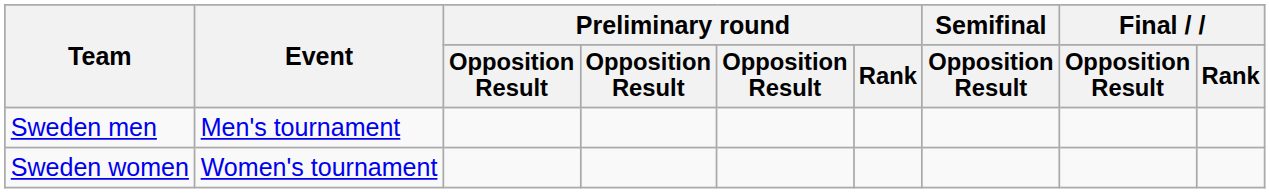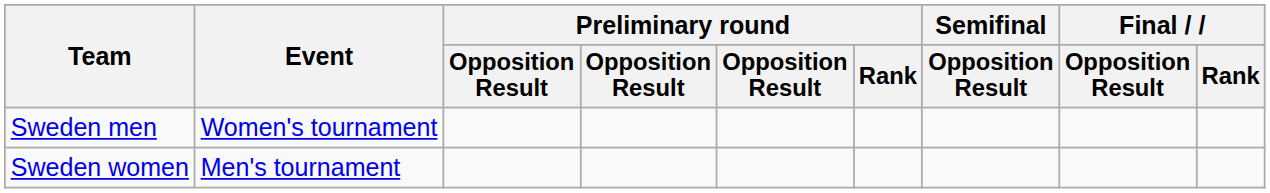(300, 128) Men's tournament -> (319, 128) Women's tournament
(319, 168) Women's tournament -> (300, 168) Men's tournament
